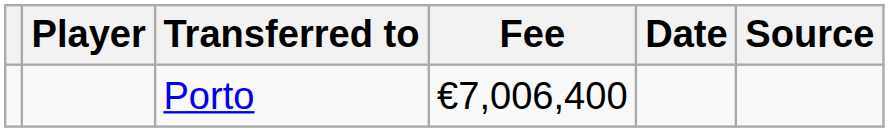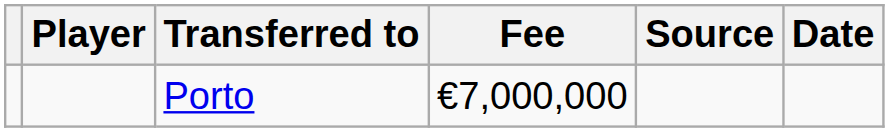columns swapped: (686, 34) <-> (810, 34)
(532, 95) €7,006,400 -> (532, 95) €7,000,000
